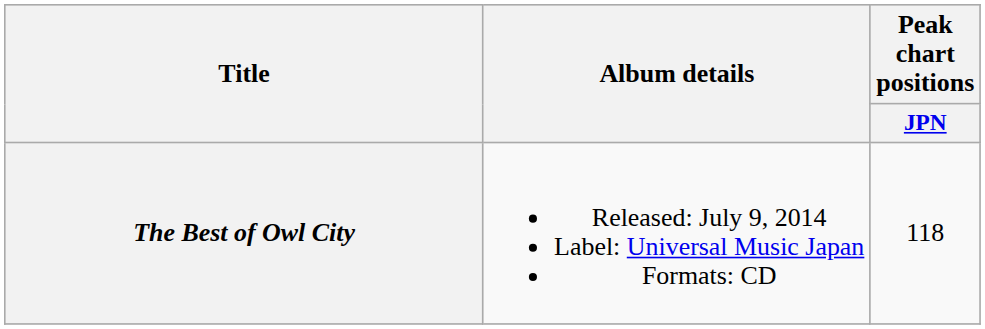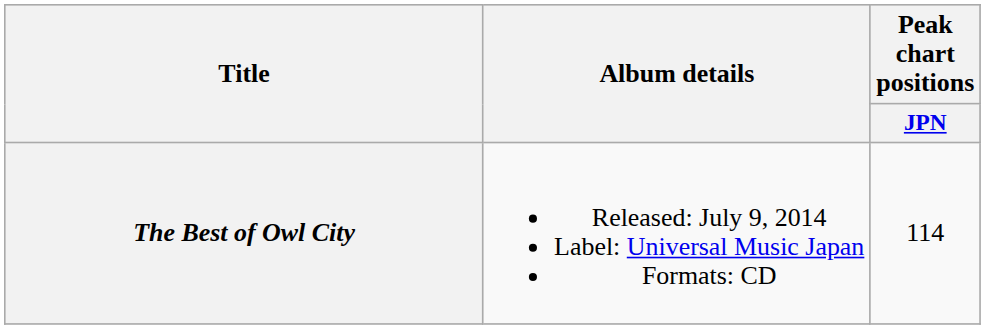(925, 232) 118 -> (925, 232) 114
